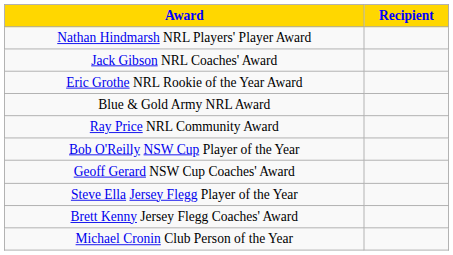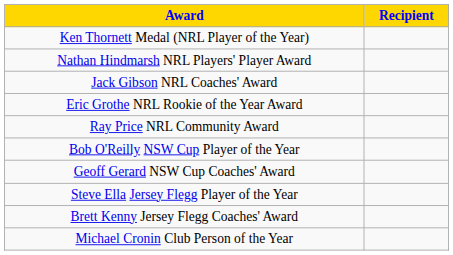+ row: (184, 38)
- row: (184, 105)
